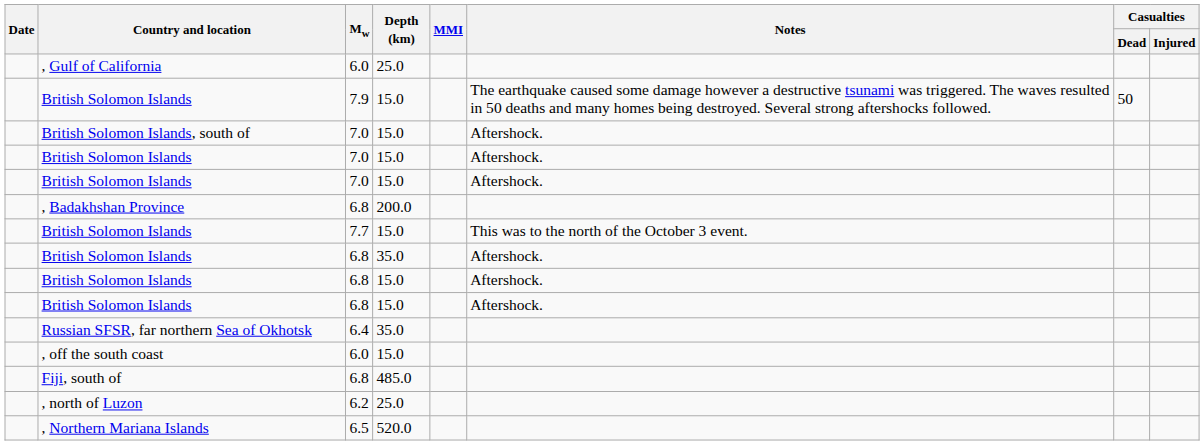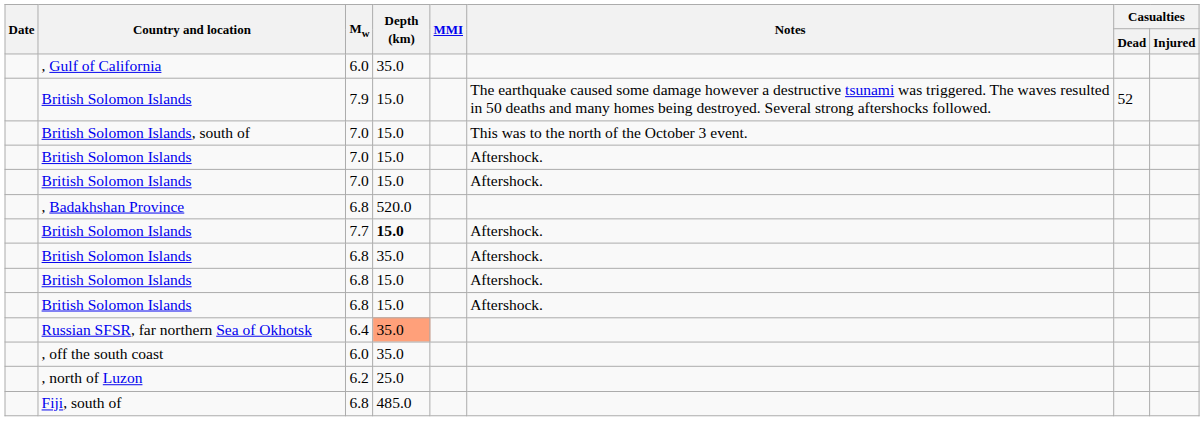(390, 66) 25.0 -> (390, 66) 35.0
(1125, 99) 50 -> (1125, 99) 52
(507, 132) Aftershock. -> (609, 132) This was to the north of the October 3 event.
(394, 206) 200.0 -> (394, 206) 520.0
(390, 231) normal -> (390, 231) bold
(609, 231) This was to the north of the October 3 event. -> (507, 231) Aftershock.
(390, 329) no background -> (390, 329) lightsalmon background
(390, 354) 15.0 -> (390, 354) 35.0
rows swapped: (81, 378) <-> (92, 403)
- row: (125, 428)
